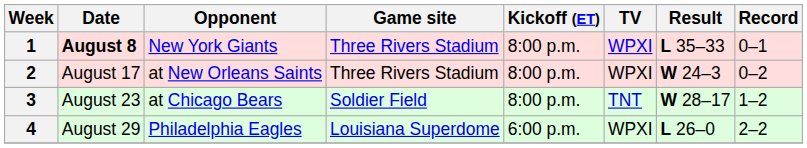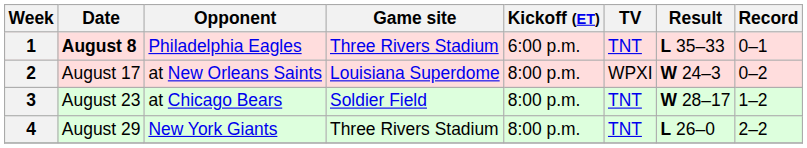(213, 45) New York Giants -> (225, 45) Philadelphia Eagles
(544, 45) 8:00 p.m. -> (544, 45) 6:00 p.m.
(630, 45) WPXI -> (625, 45) TNT
(414, 73) Three Rivers Stadium -> (415, 73) Louisiana Superdome
(225, 128) Philadelphia Eagles -> (213, 128) New York Giants
(415, 128) Louisiana Superdome -> (414, 128) Three Rivers Stadium
(544, 128) 6:00 p.m. -> (544, 128) 8:00 p.m.
(630, 128) WPXI -> (625, 128) TNT
